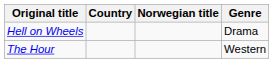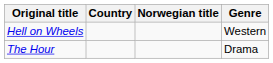(241, 31) Drama -> (245, 31) Western
(245, 49) Western -> (241, 49) Drama
